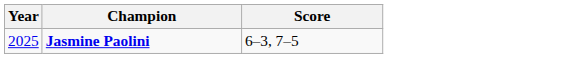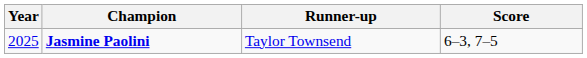+ column: (341, 16)
